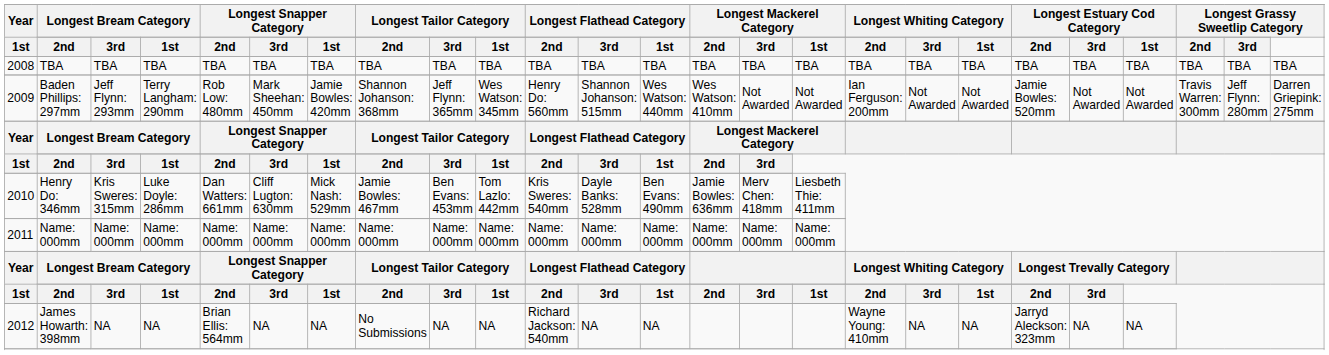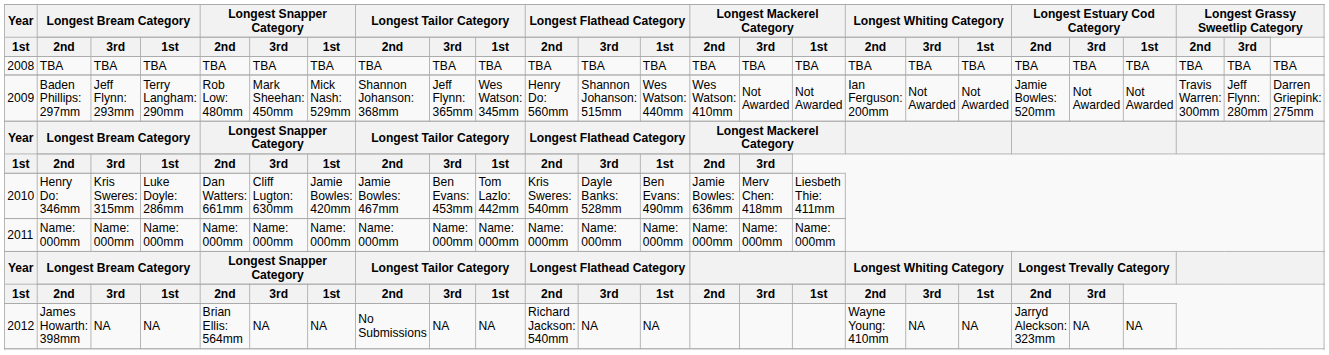(331, 99) Jamie Bowles: 420mm -> (330, 99) Mick Nash: 529mm
(330, 196) Mick Nash: 529mm -> (331, 196) Jamie Bowles: 420mm
